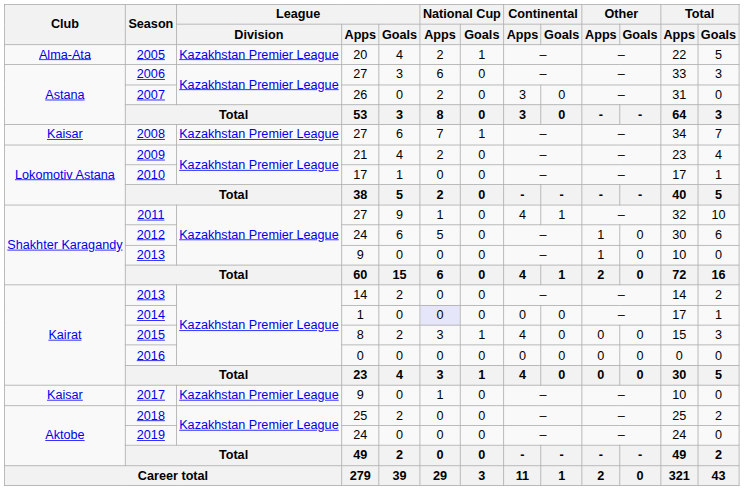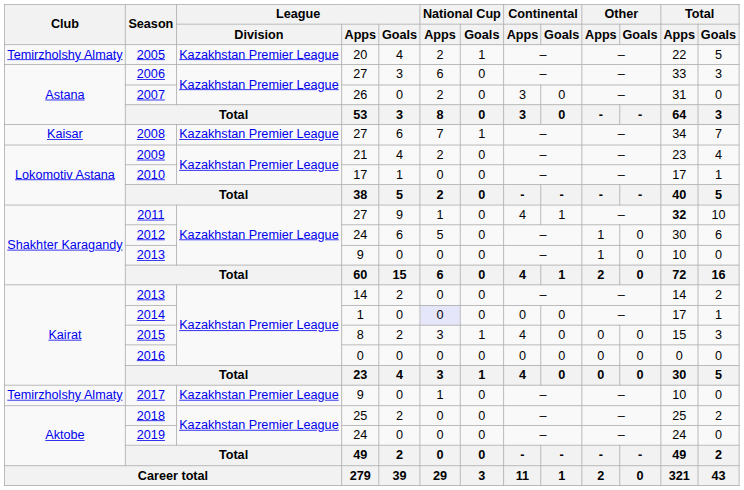(65, 54) Alma-Ata -> (65, 54) Temirzholshy Almaty
(679, 214) normal -> (679, 214) bold
(65, 395) Kaisar -> (65, 395) Temirzholshy Almaty
